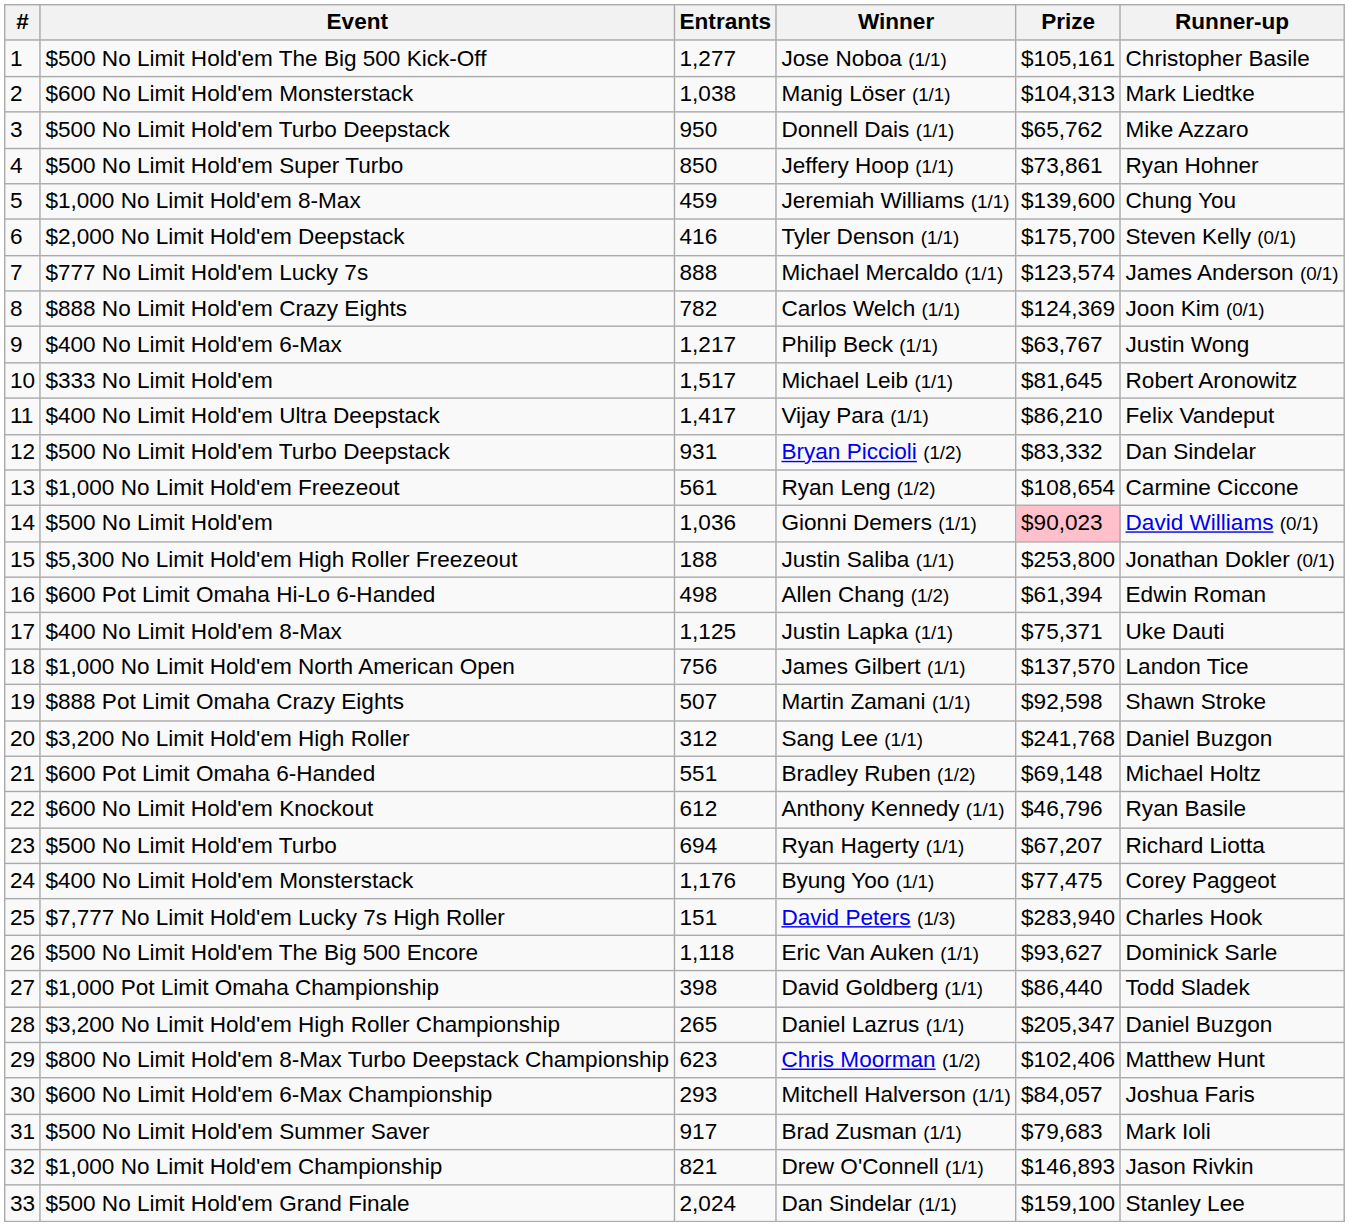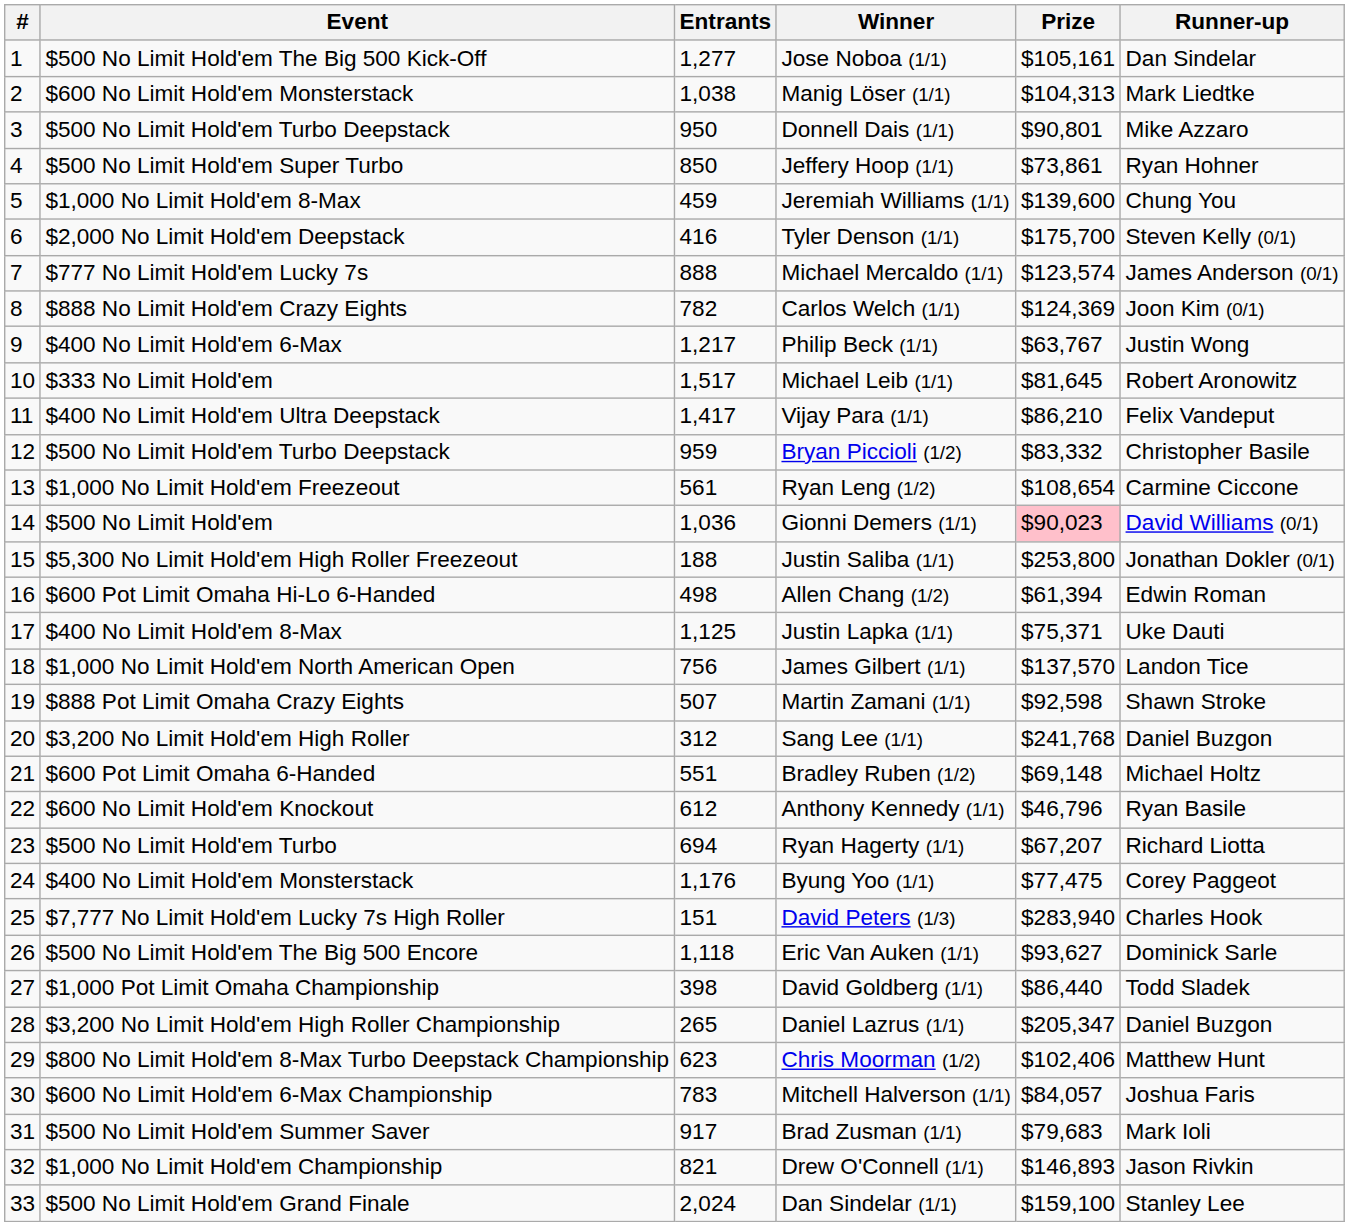(1218, 58) Christopher Basile -> (1191, 58) Dan Sindelar
(1062, 129) $65,762 -> (1062, 129) $90,801
(698, 451) 931 -> (698, 451) 959
(1191, 451) Dan Sindelar -> (1218, 451) Christopher Basile
(698, 1095) 293 -> (698, 1095) 783
